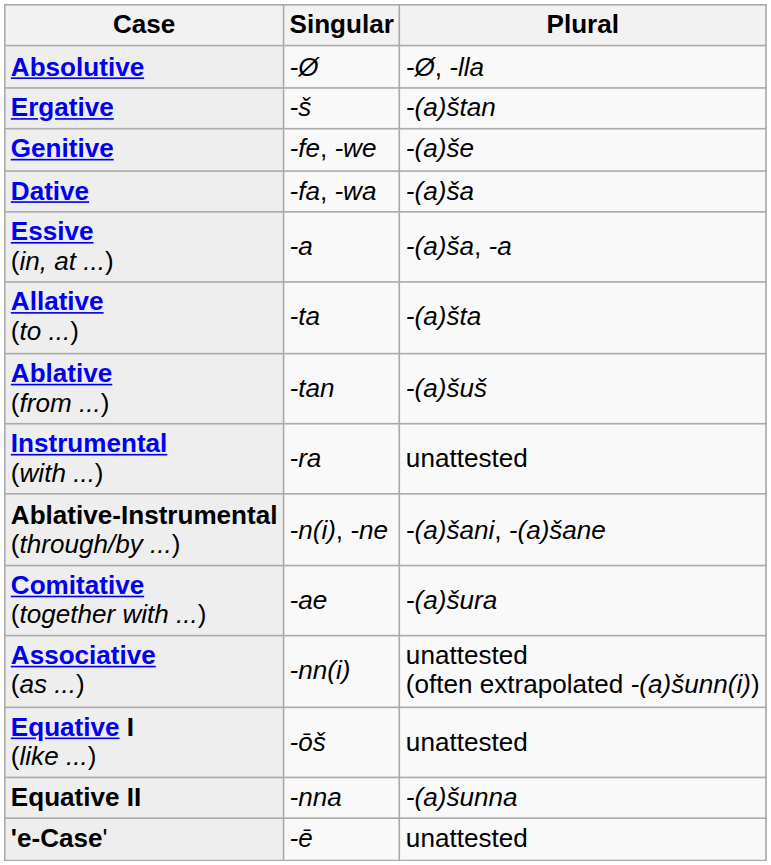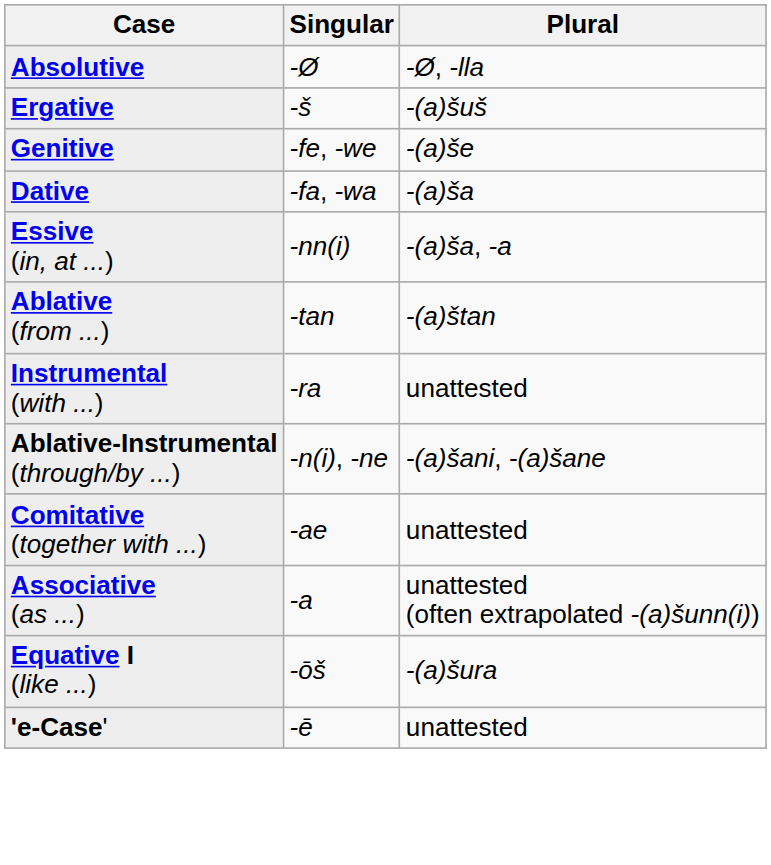(451, 107) -(a)štan -> (446, 107) -(a)šuš
(301, 246) -a -> (320, 246) -nn(i)
- row: (57, 317)
(446, 388) -(a)šuš -> (451, 317) -(a)štan
(452, 600) -(a)šura -> (467, 529) unattested
(320, 670) -nn(i) -> (301, 600) -a
(467, 741) unattested -> (452, 670) -(a)šura
- row: (76, 797)
